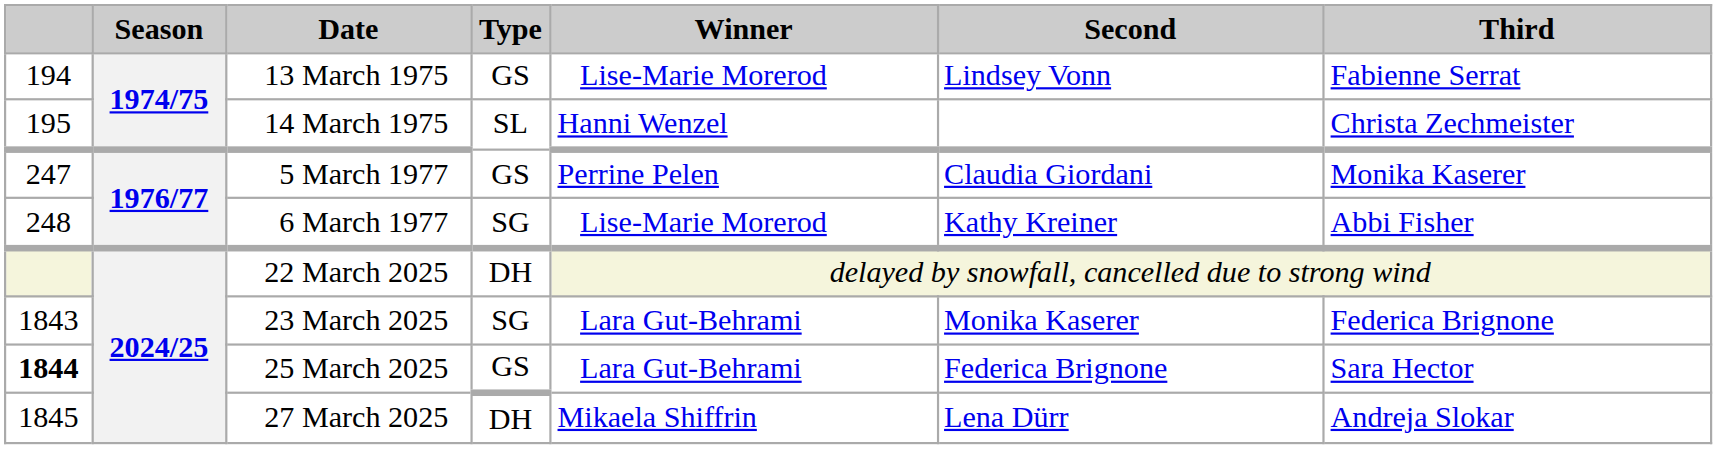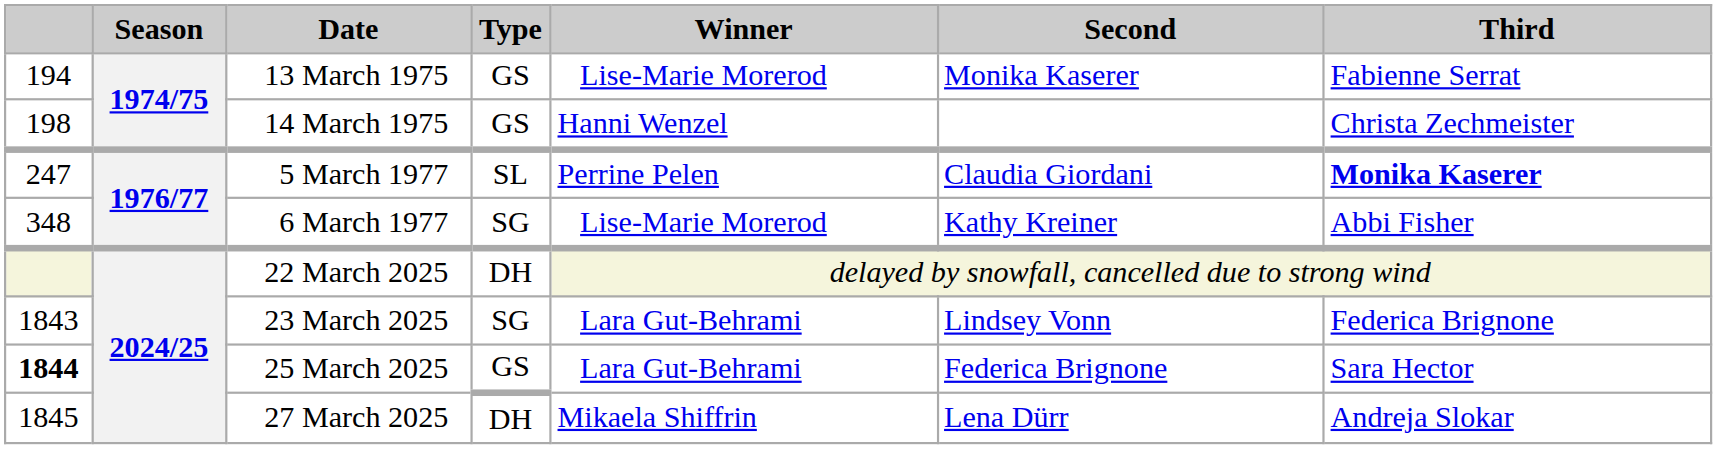(1028, 75) Lindsey Vonn -> (1041, 75) Monika Kaserer
(48, 123) 195 -> (48, 123) 198
(510, 124) SL -> (510, 123) GS
(510, 173) GS -> (510, 174) SL
(1428, 174) normal -> (1436, 174) bold
(48, 221) 248 -> (48, 221) 348
(1041, 320) Monika Kaserer -> (1028, 320) Lindsey Vonn
